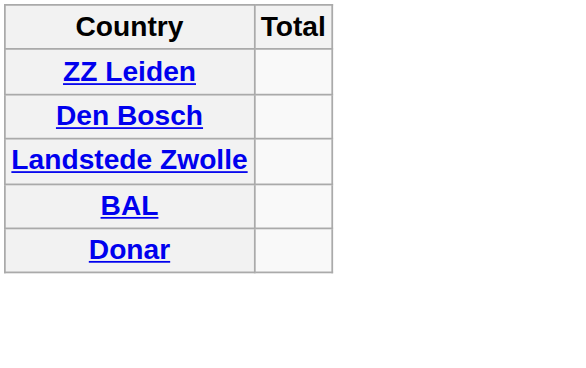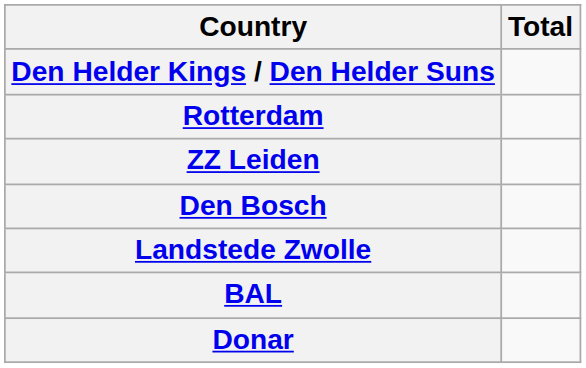+ row: (253, 71)
+ row: (253, 116)
